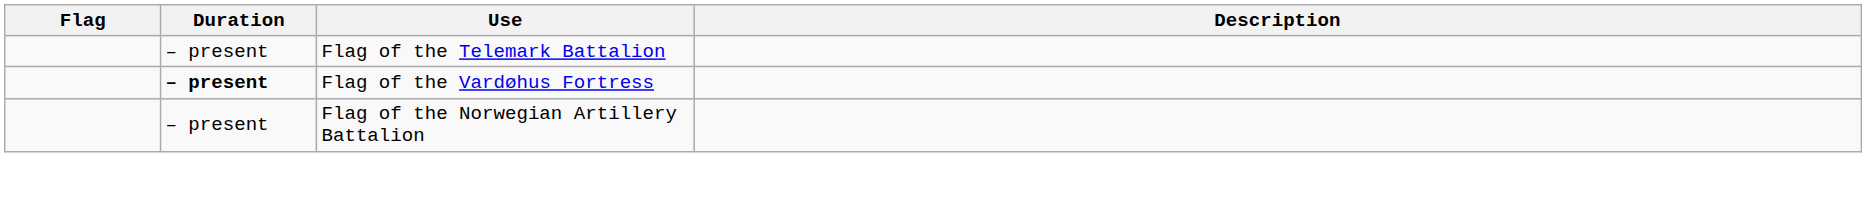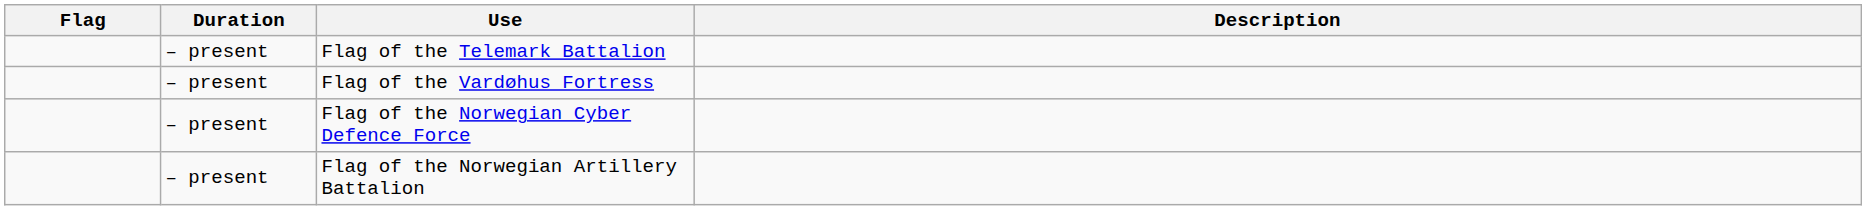(217, 83) bold -> (217, 83) normal
+ row: (476, 125)
